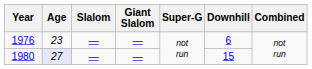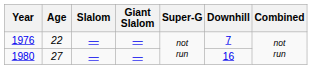(57, 40) 23 -> (57, 40) 22
(228, 40) 6 -> (228, 40) 7
(57, 56) lavender background -> (57, 56) no background
(228, 56) 15 -> (228, 56) 16
